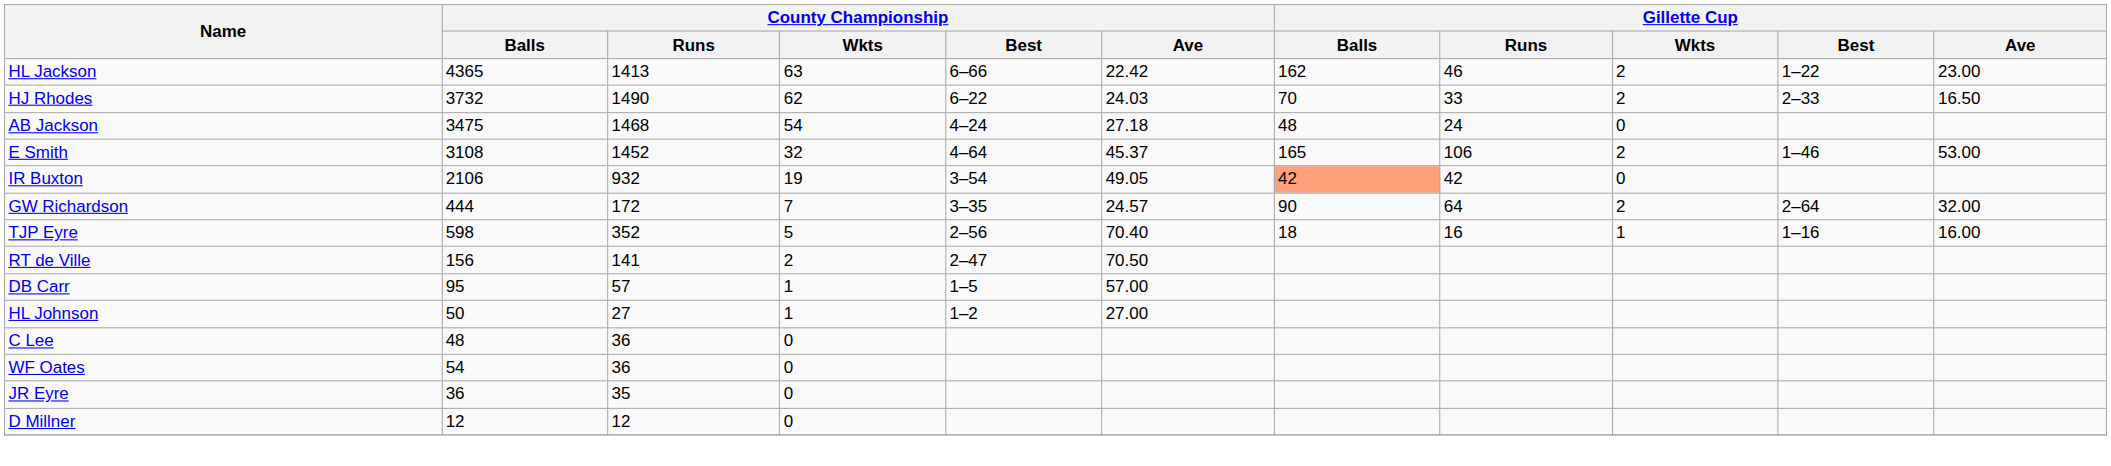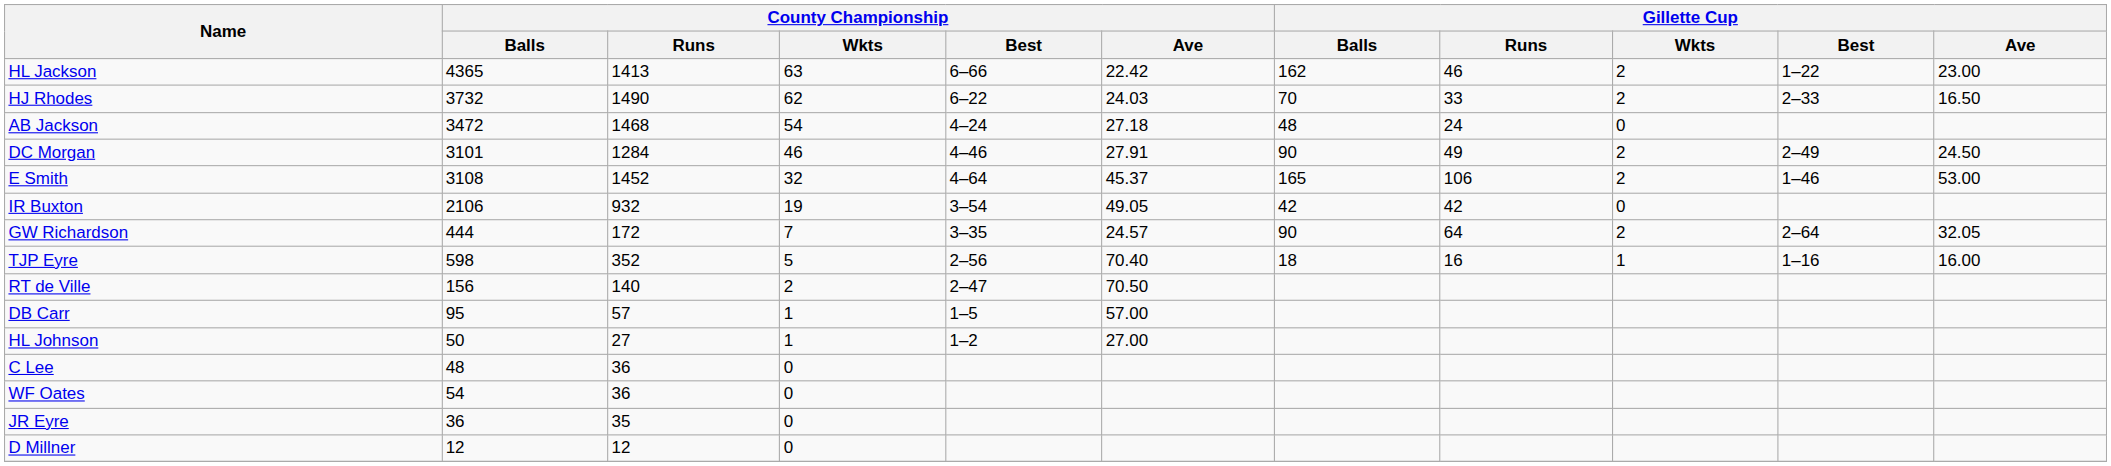(465, 125) 3475 -> (465, 125) 3472
+ row: (52, 152)
(1287, 179) lightsalmon background -> (1287, 206) no background
(1959, 206) 32.00 -> (1959, 233) 32.05
(626, 260) 141 -> (626, 286) 140
